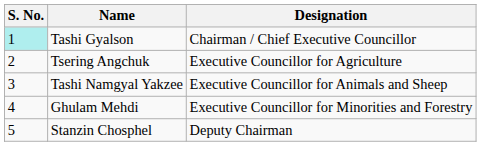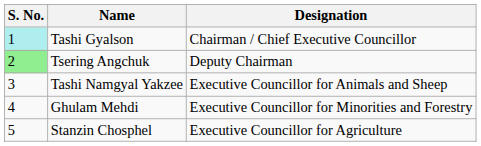(11, 61) no background -> (11, 61) lightgreen background
(296, 61) Executive Councillor for Agriculture -> (241, 61) Deputy Chairman
(241, 130) Deputy Chairman -> (296, 130) Executive Councillor for Agriculture
